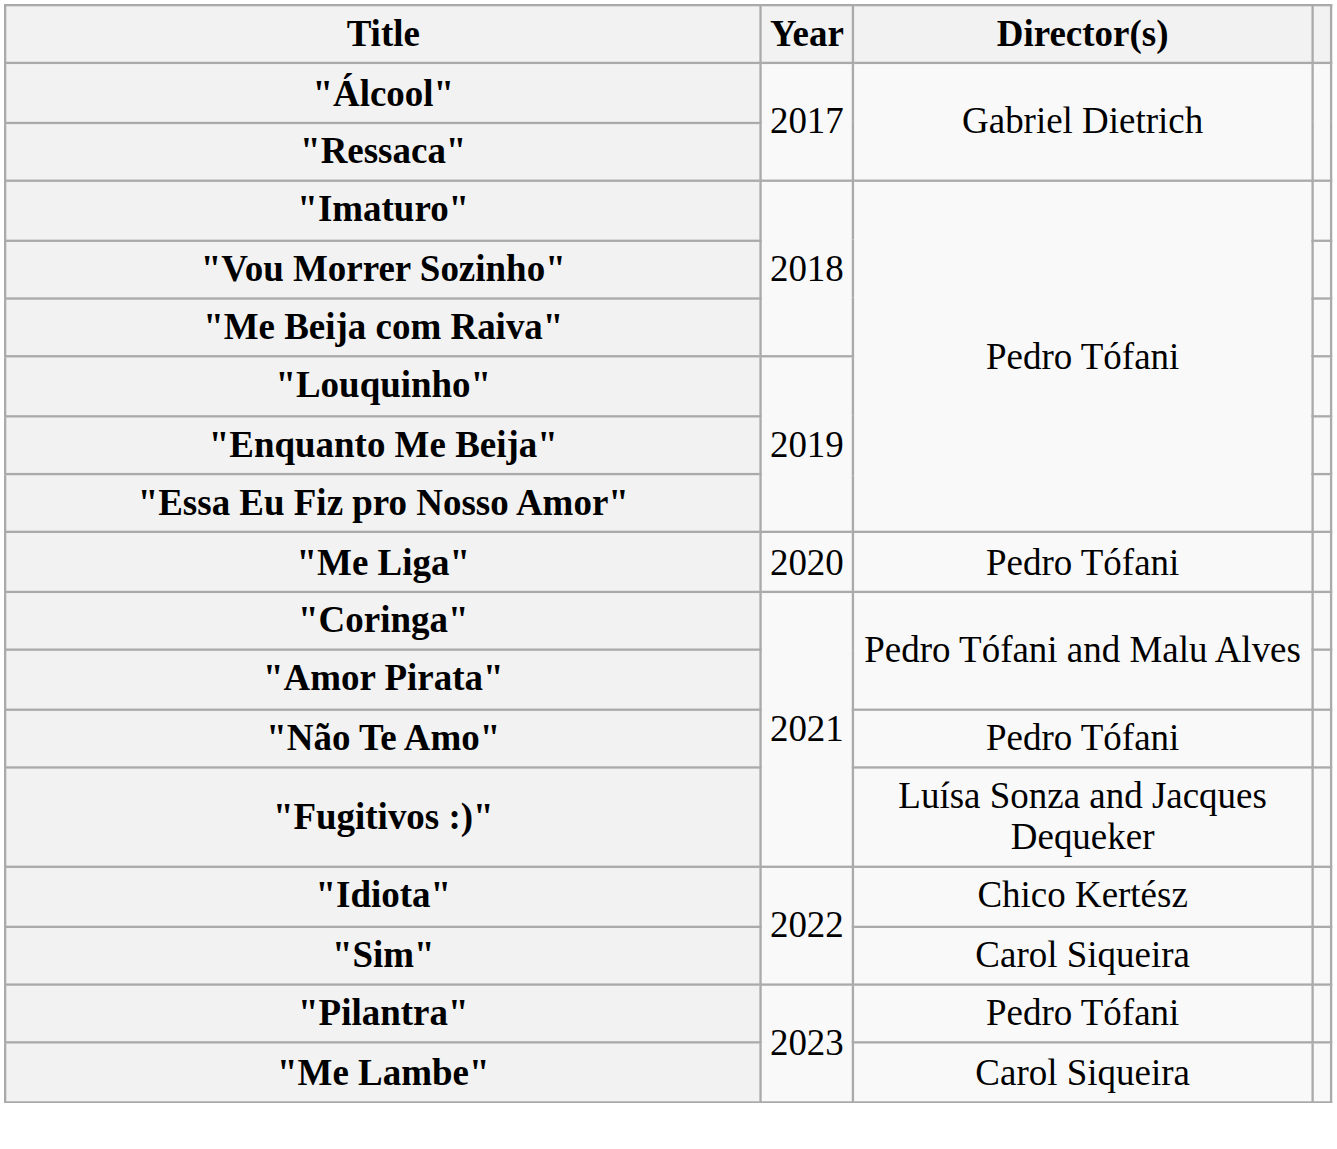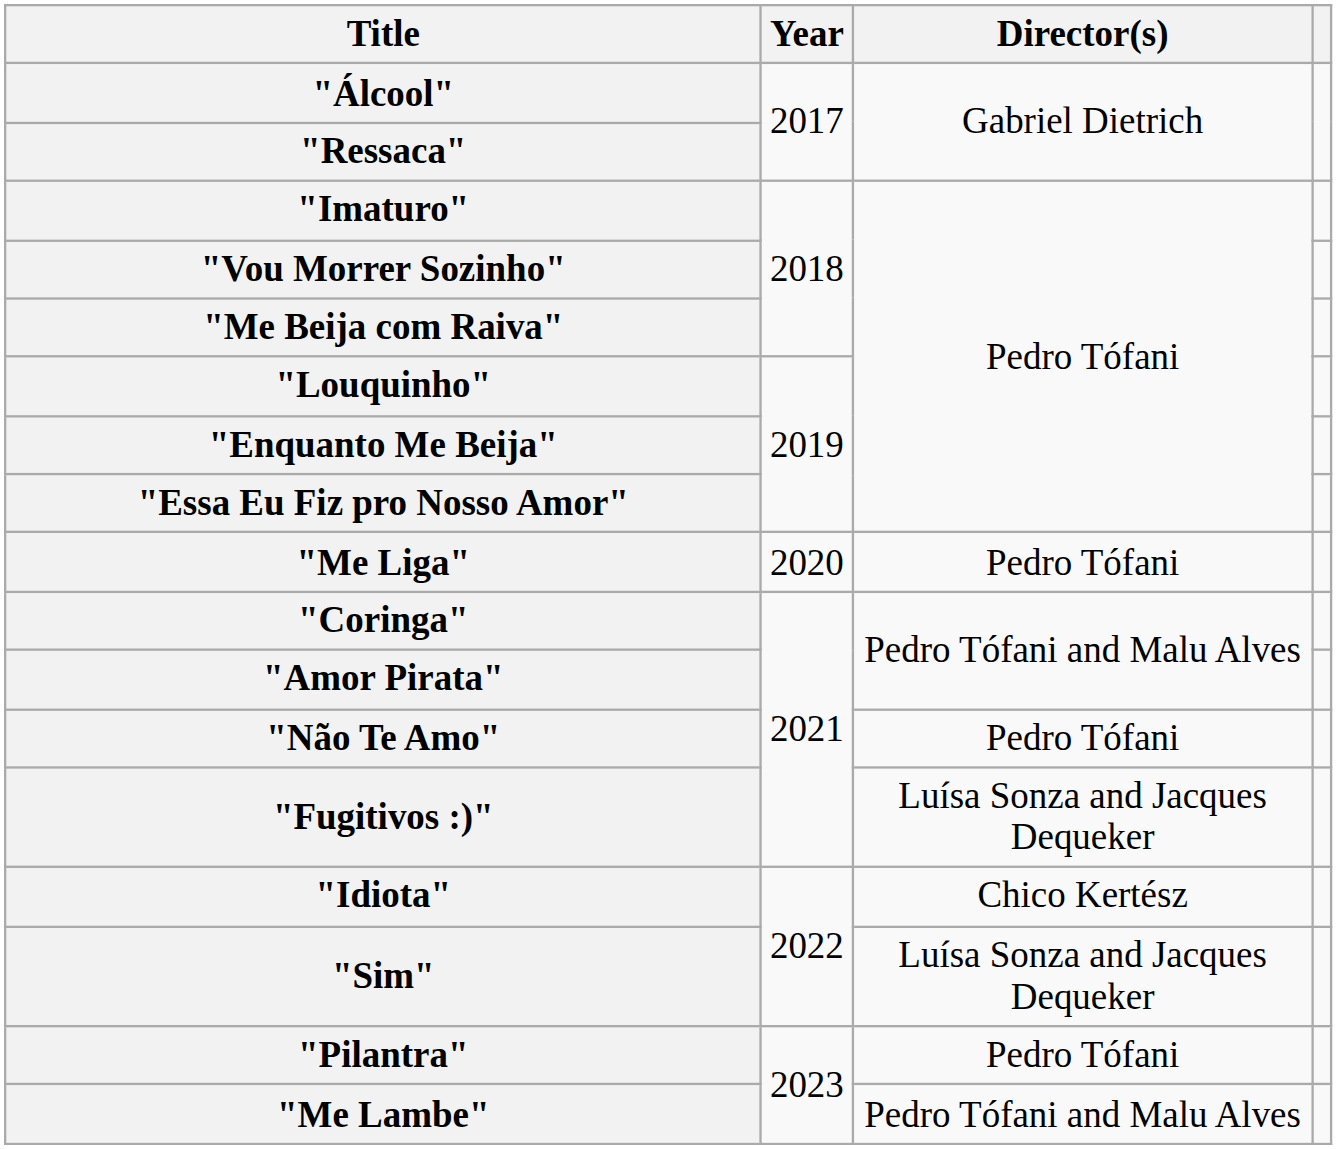(1083, 954) Carol Siqueira -> (1083, 975) Luísa Sonza and Jacques Dequeker
(1083, 1071) Carol Siqueira -> (1083, 1113) Pedro Tófani and Malu Alves
